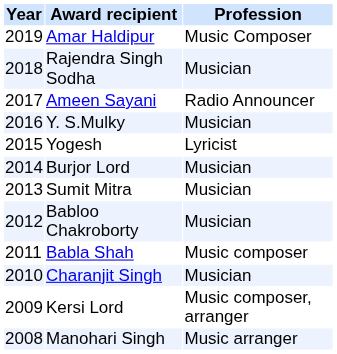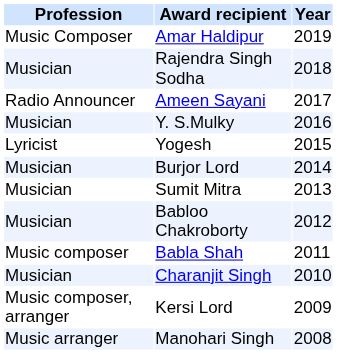columns swapped: (24, 14) <-> (258, 14)
